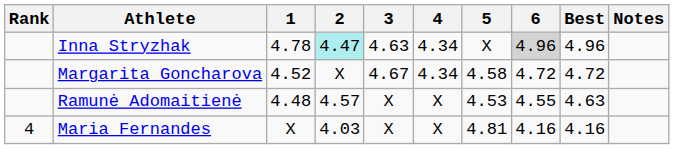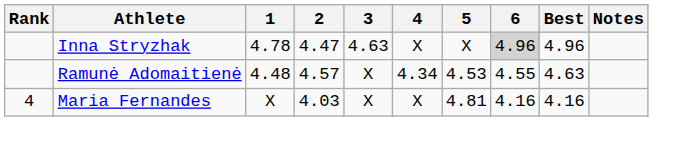(340, 46) paleturquoise background -> (319, 46) no background
(438, 46) 4.34 -> (417, 46) X
- row: (160, 74)
(438, 102) X -> (417, 74) 4.34
